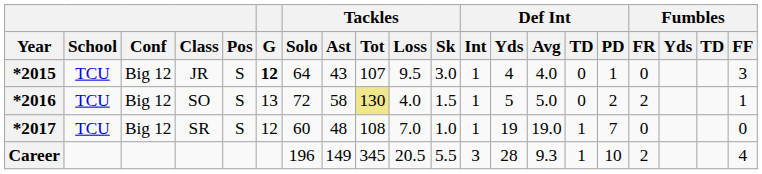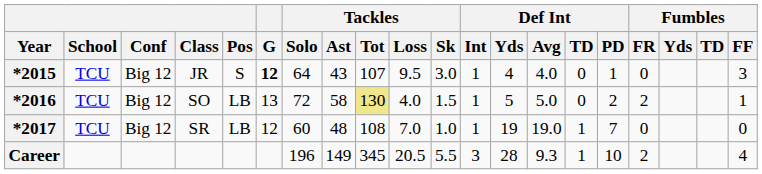(240, 100) S -> (240, 100) LB
(240, 127) S -> (240, 127) LB
